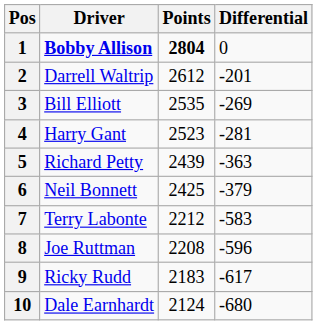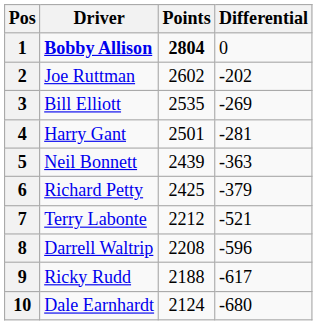(99, 76) Darrell Waltrip -> (90, 76) Joe Ruttman
(187, 76) 2612 -> (187, 76) 2602
(236, 76) -201 -> (236, 76) -202
(187, 133) 2523 -> (187, 133) 2501
(94, 162) Richard Petty -> (91, 162) Neil Bonnett
(91, 190) Neil Bonnett -> (94, 190) Richard Petty
(236, 219) -583 -> (236, 219) -521
(90, 248) Joe Ruttman -> (99, 248) Darrell Waltrip
(187, 276) 2183 -> (187, 276) 2188
